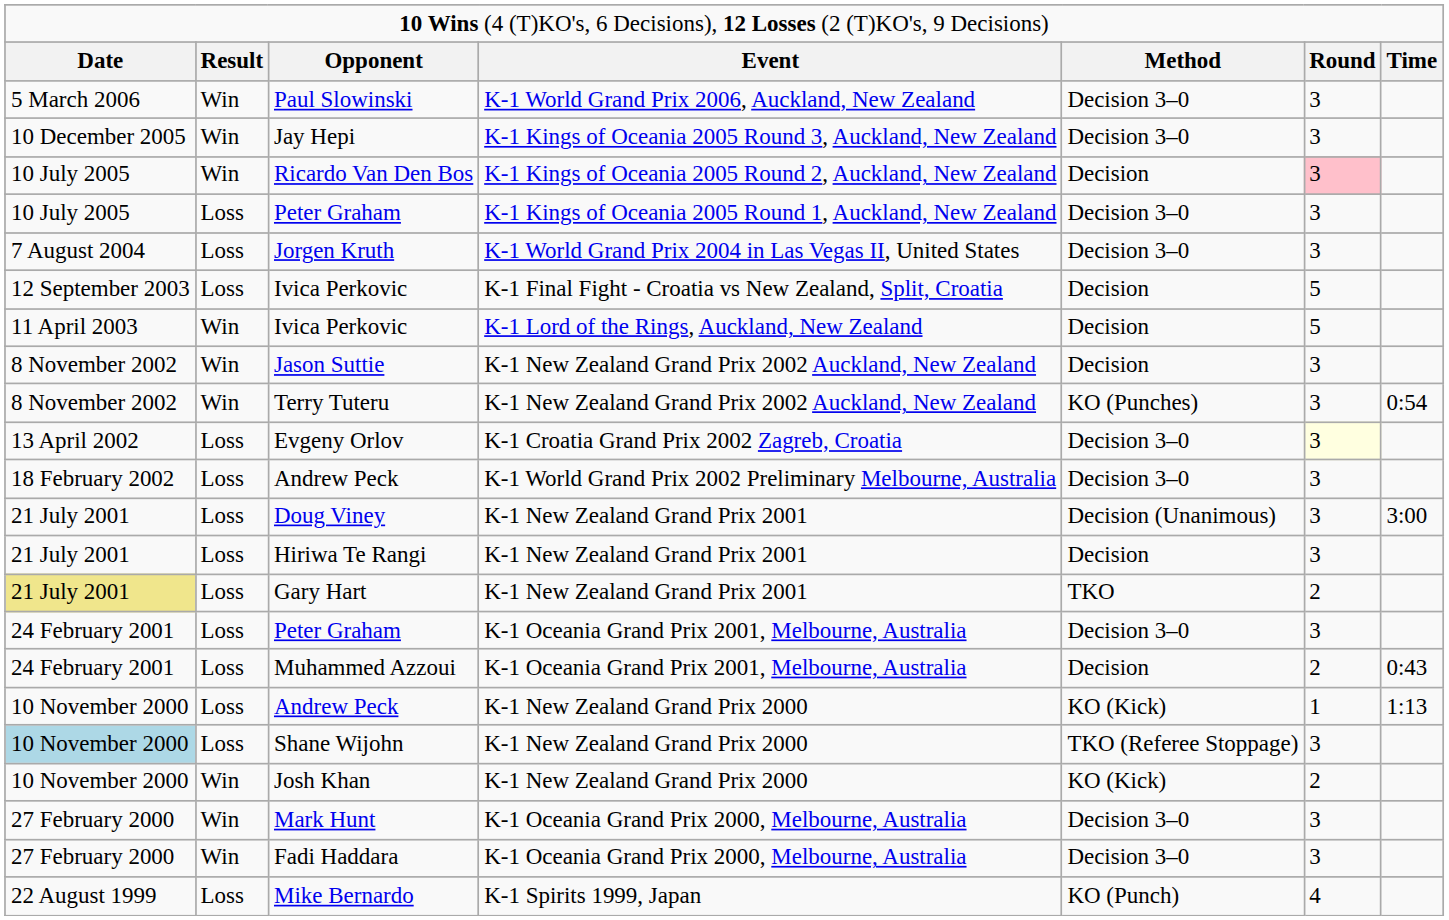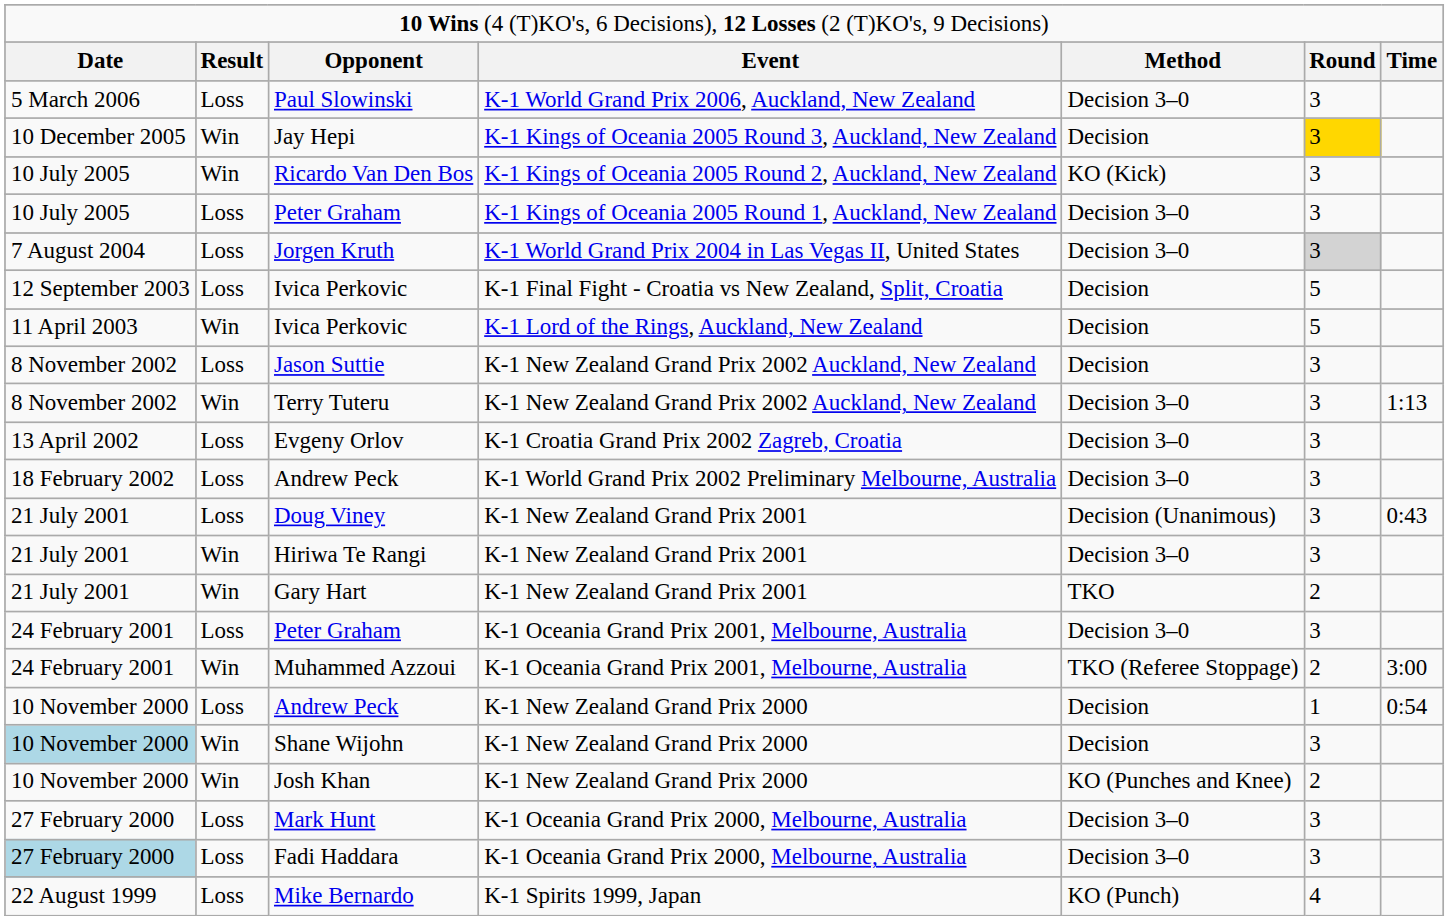(220, 99) Win -> (222, 99) Loss
(1128, 137) Decision 3–0 -> (1108, 137) Decision
(1315, 137) no background -> (1315, 137) gold background
(1108, 175) Decision -> (1117, 175) KO (Kick)
(1315, 175) pink background -> (1315, 175) no background
(1315, 250) no background -> (1315, 250) lightgrey background
(220, 364) Win -> (222, 364) Loss
(1133, 402) KO (Punches) -> (1128, 402) Decision 3–0
(1407, 402) 0:54 -> (1407, 402) 1:13
(1315, 440) lightyellow background -> (1315, 440) no background
(1407, 516) 3:00 -> (1407, 516) 0:43
(222, 554) Loss -> (220, 554) Win
(1108, 554) Decision -> (1128, 554) Decision 3–0
(70, 592) khaki background -> (70, 592) no background
(222, 592) Loss -> (220, 592) Win
(222, 668) Loss -> (220, 668) Win
(1108, 668) Decision -> (1183, 668) TKO (Referee Stoppage)
(1407, 668) 0:43 -> (1407, 668) 3:00
(1117, 706) KO (Kick) -> (1108, 706) Decision
(1407, 706) 1:13 -> (1407, 706) 0:54
(222, 743) Loss -> (220, 743) Win
(1183, 743) TKO (Referee Stoppage) -> (1108, 743) Decision
(1117, 781) KO (Kick) -> (1179, 781) KO (Punches and Knee)
(220, 819) Win -> (222, 819) Loss
(93, 857) no background -> (93, 857) lightblue background
(220, 857) Win -> (222, 857) Loss
